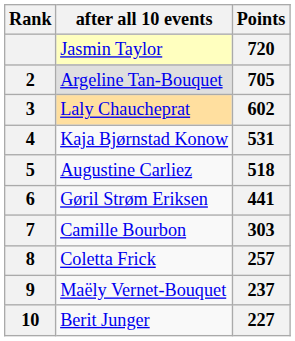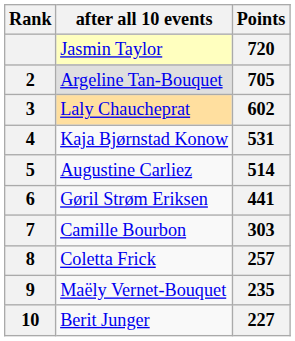(261, 169) 518 -> (261, 169) 514
(261, 289) 237 -> (261, 289) 235
